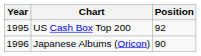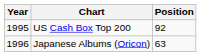(160, 43) 90 -> (160, 43) 63
